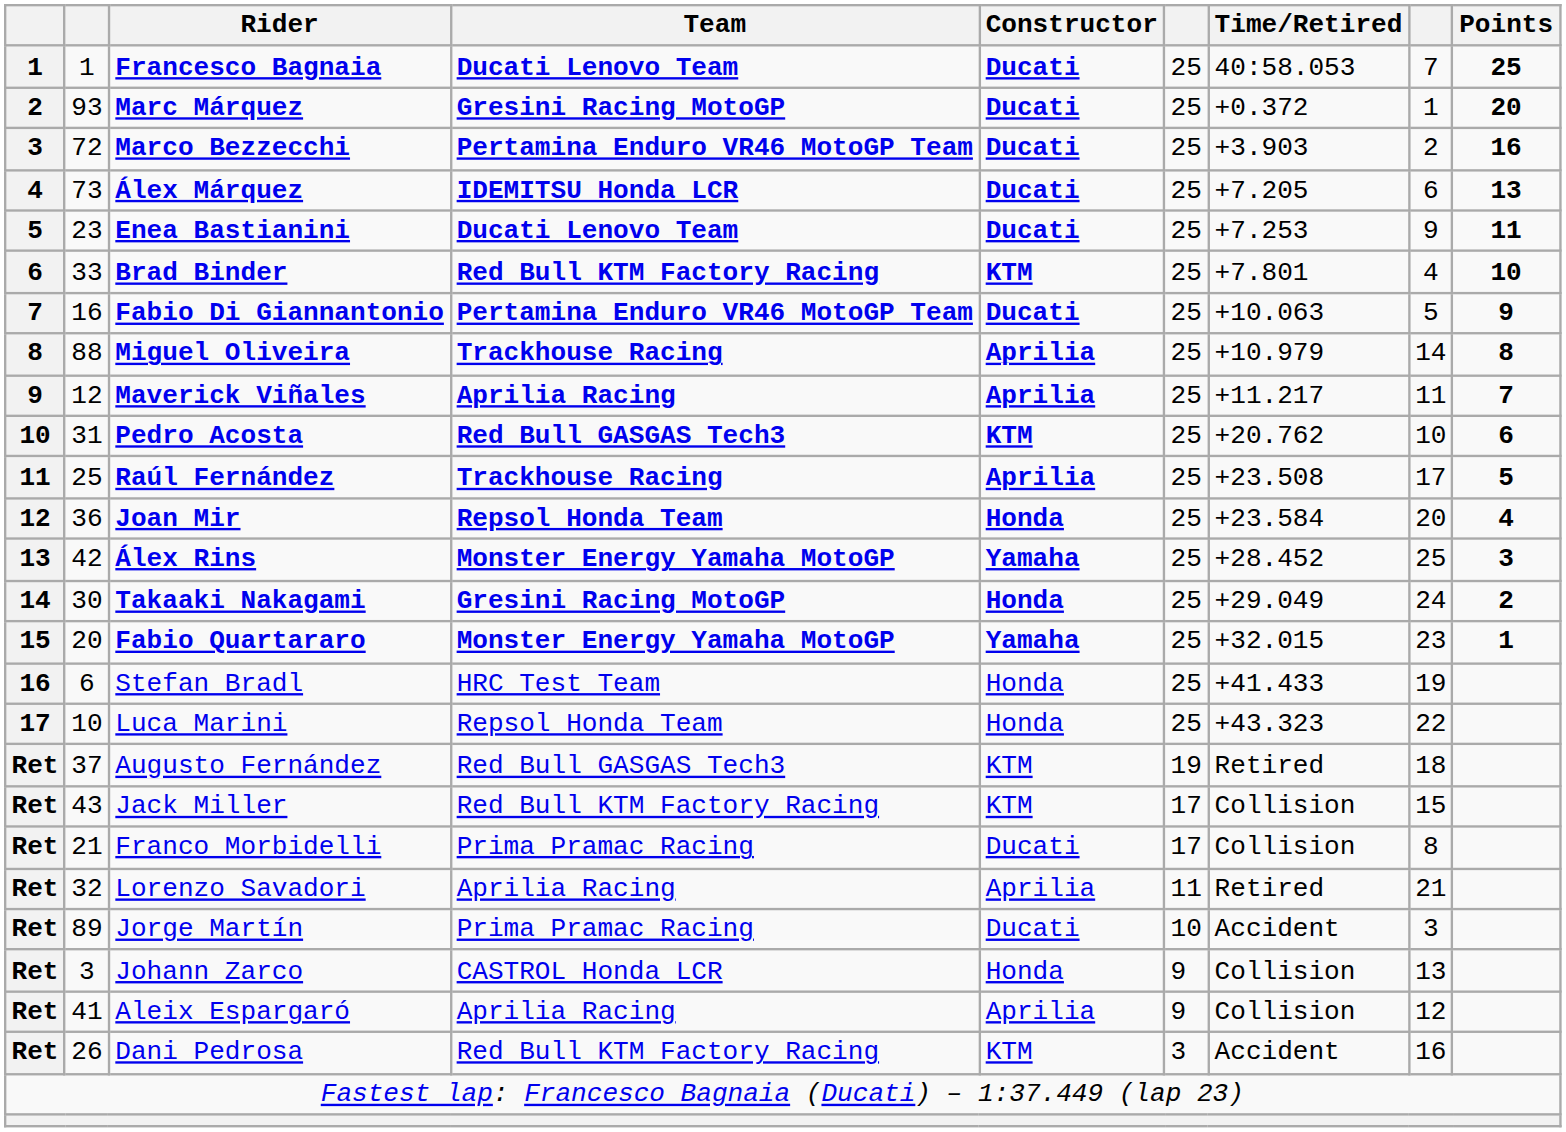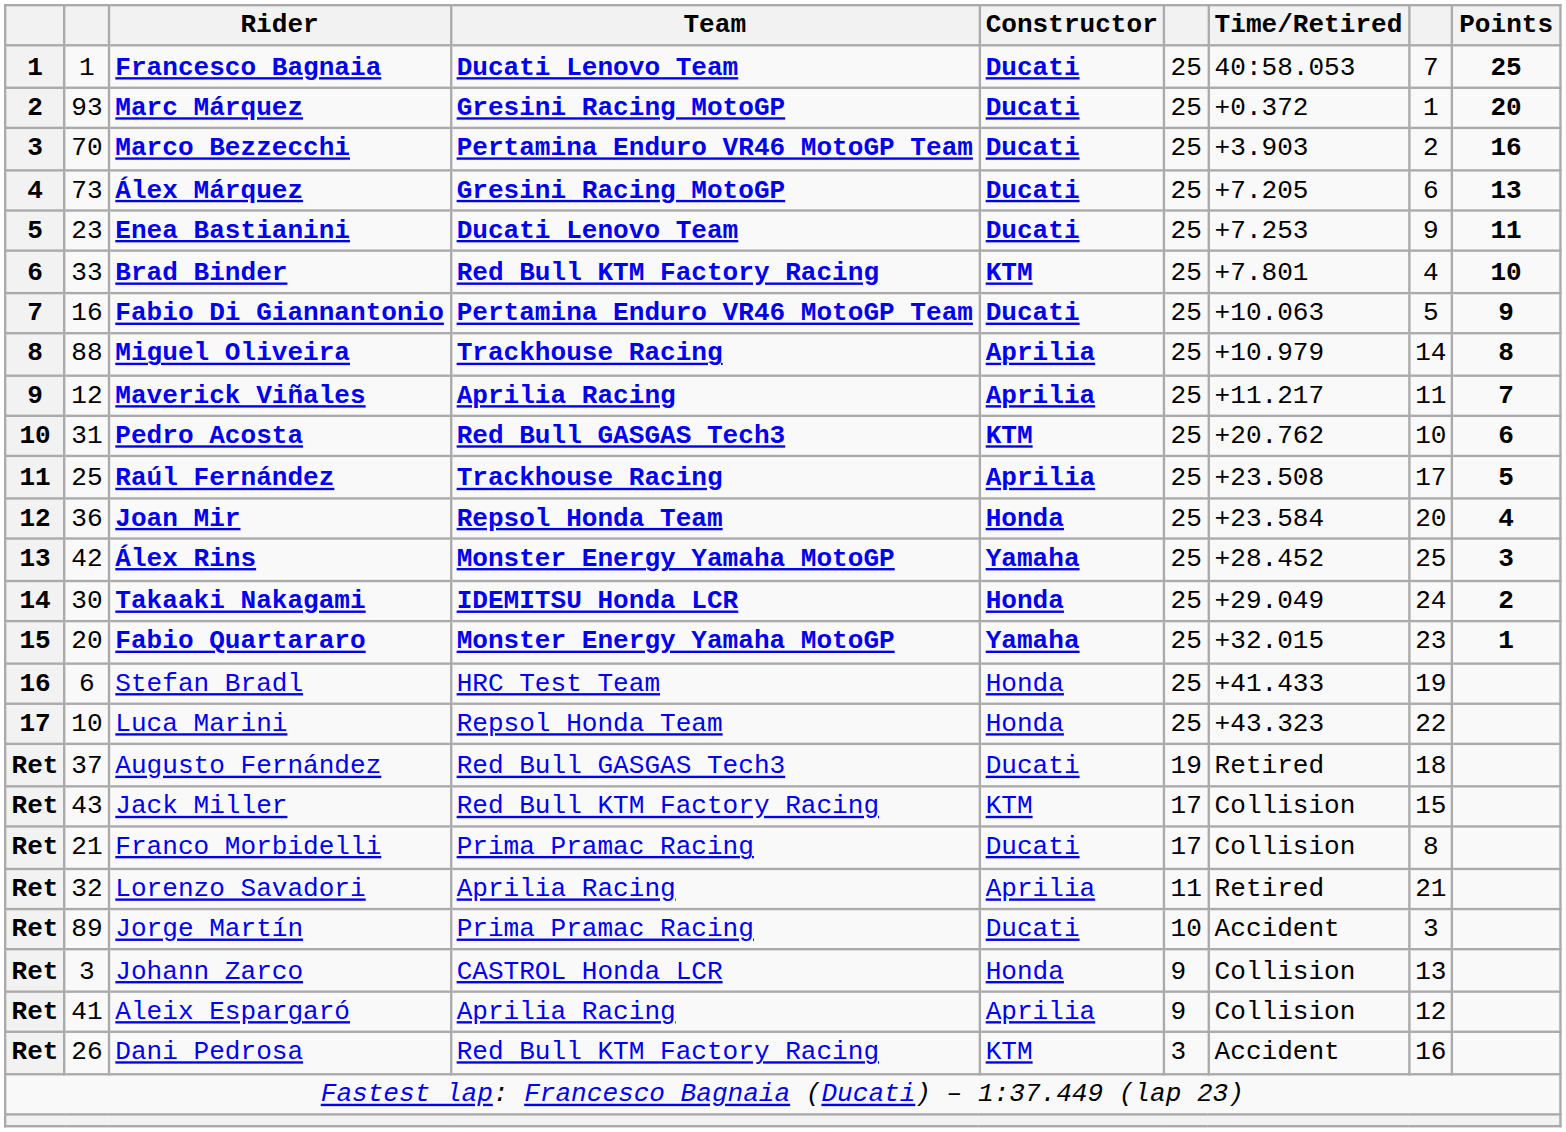(87, 149) 72 -> (87, 149) 70
(597, 190) IDEMITSU Honda LCR -> (621, 190) Gresini Racing MotoGP
(621, 601) Gresini Racing MotoGP -> (597, 601) IDEMITSU Honda LCR
(1009, 765) KTM -> (1033, 765) Ducati
